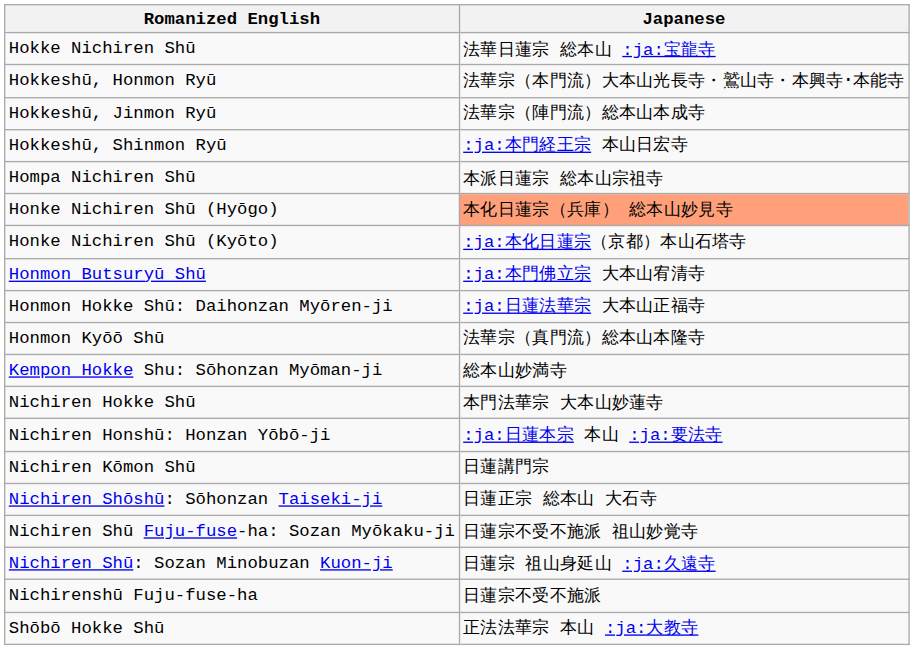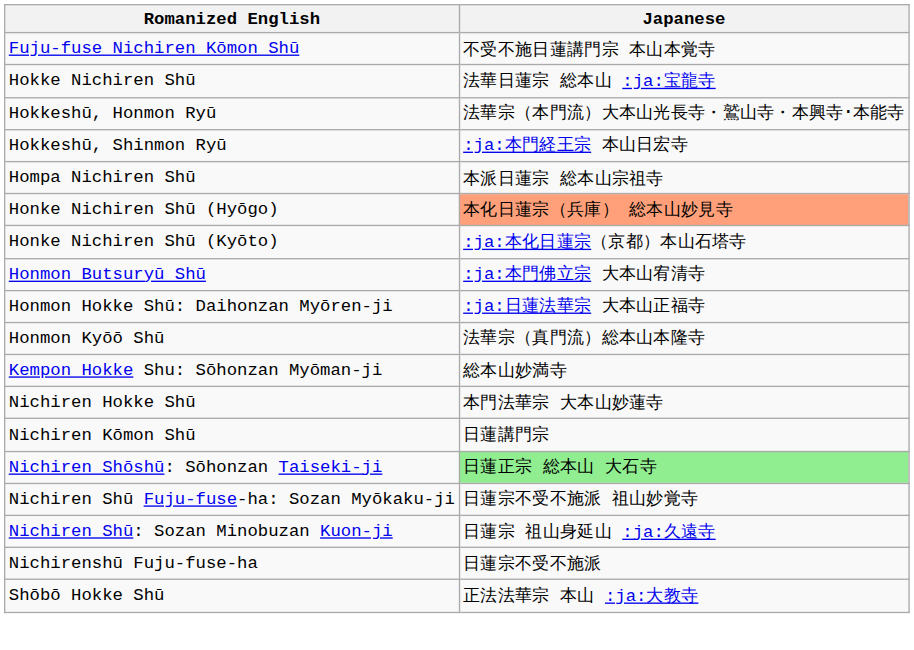+ row: (154, 49)
- row: (113, 113)
- row: (170, 435)
(560, 500) no background -> (560, 468) lightgreen background
